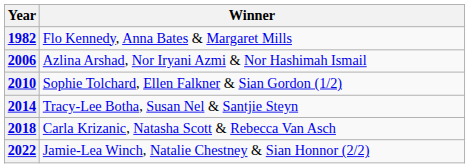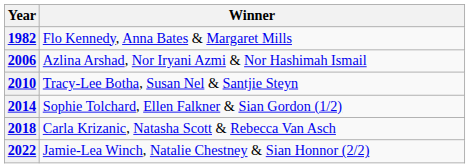(192, 83) Sophie Tolchard, Ellen Falkner & Sian Gordon (1/2) -> (170, 83) Tracy-Lee Botha, Susan Nel & Santjie Steyn
(170, 106) Tracy-Lee Botha, Susan Nel & Santjie Steyn -> (192, 106) Sophie Tolchard, Ellen Falkner & Sian Gordon (1/2)
